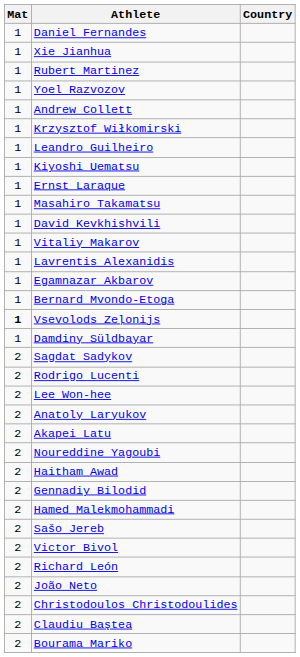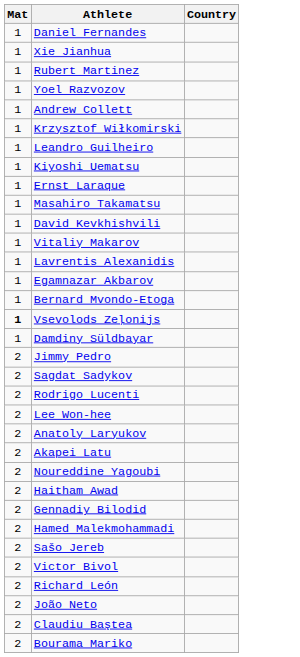+ row: (72, 357)
- row: (136, 605)
